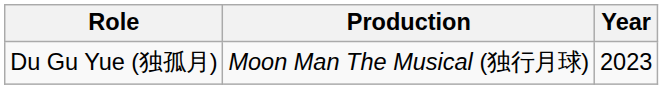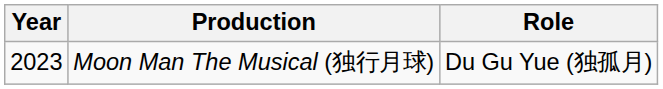columns swapped: (626, 23) <-> (114, 23)
